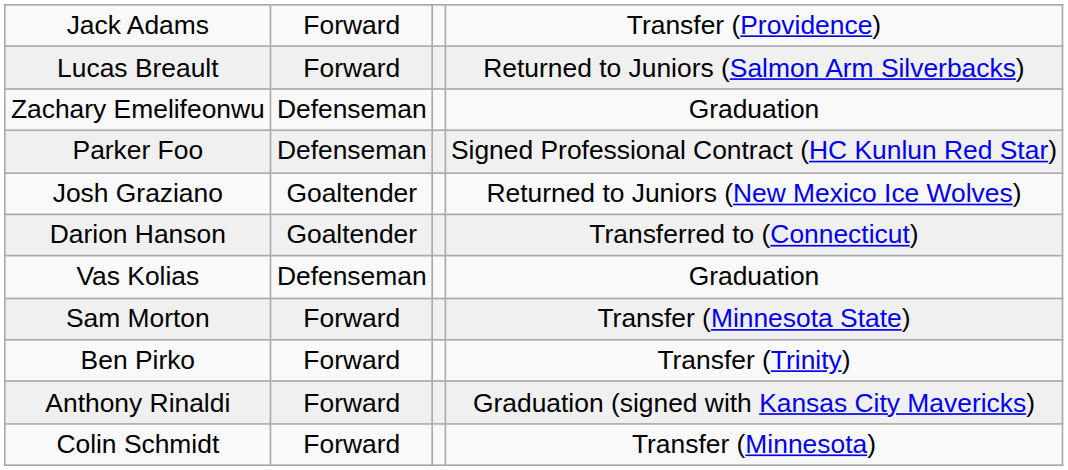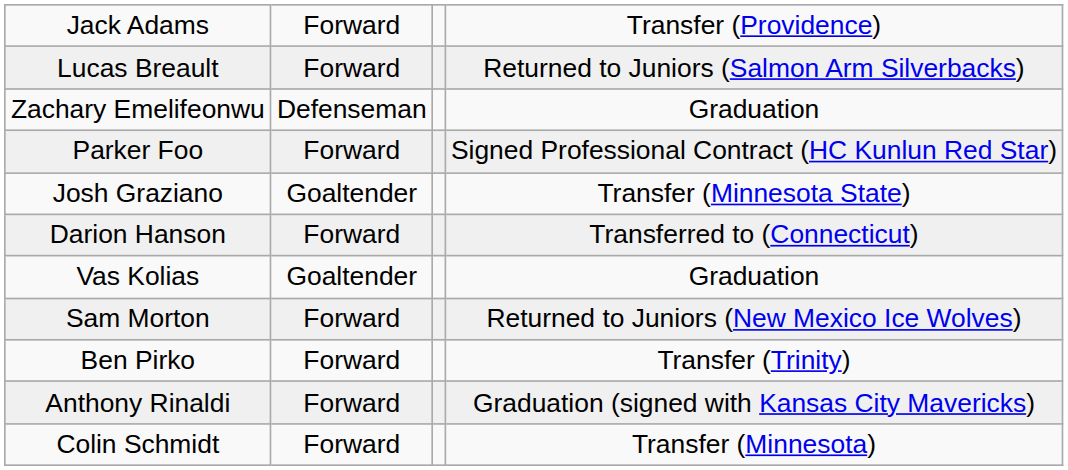(352, 151) Defenseman -> (352, 151) Forward
(754, 192) Returned to Juniors (New Mexico Ice Wolves) -> (754, 192) Transfer (Minnesota State)
(352, 234) Goaltender -> (352, 234) Forward
(352, 276) Defenseman -> (352, 276) Goaltender
(754, 318) Transfer (Minnesota State) -> (754, 318) Returned to Juniors (New Mexico Ice Wolves)
